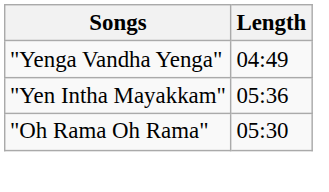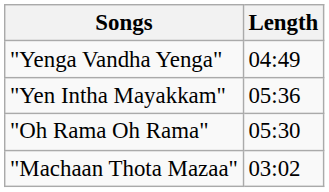+ row: (124, 167)
